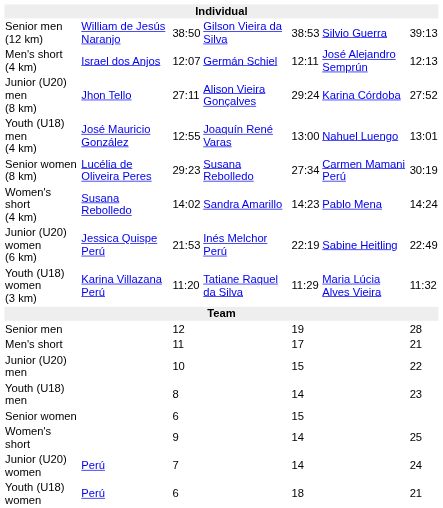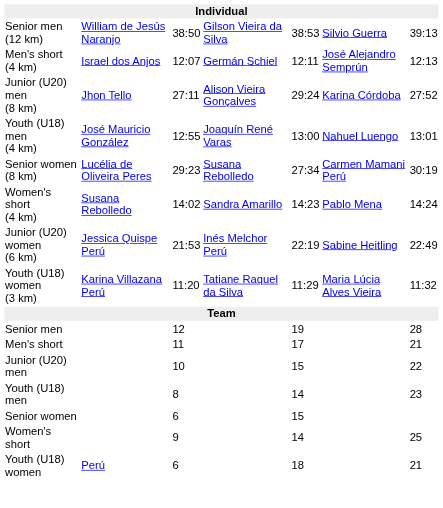- row: (36, 465)
